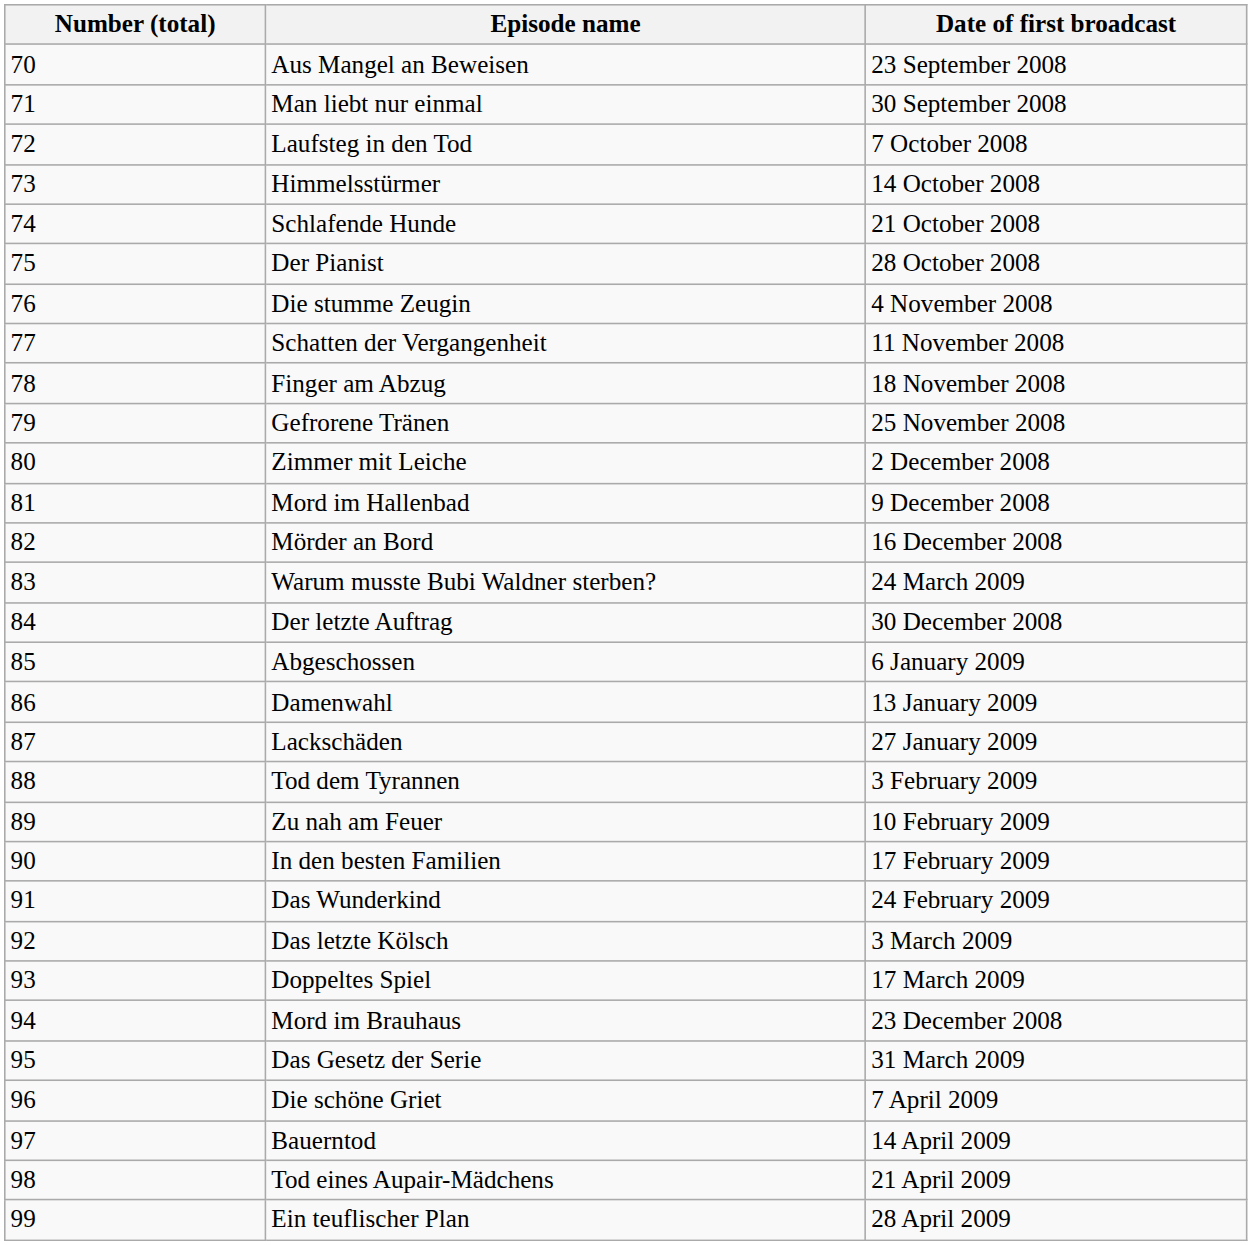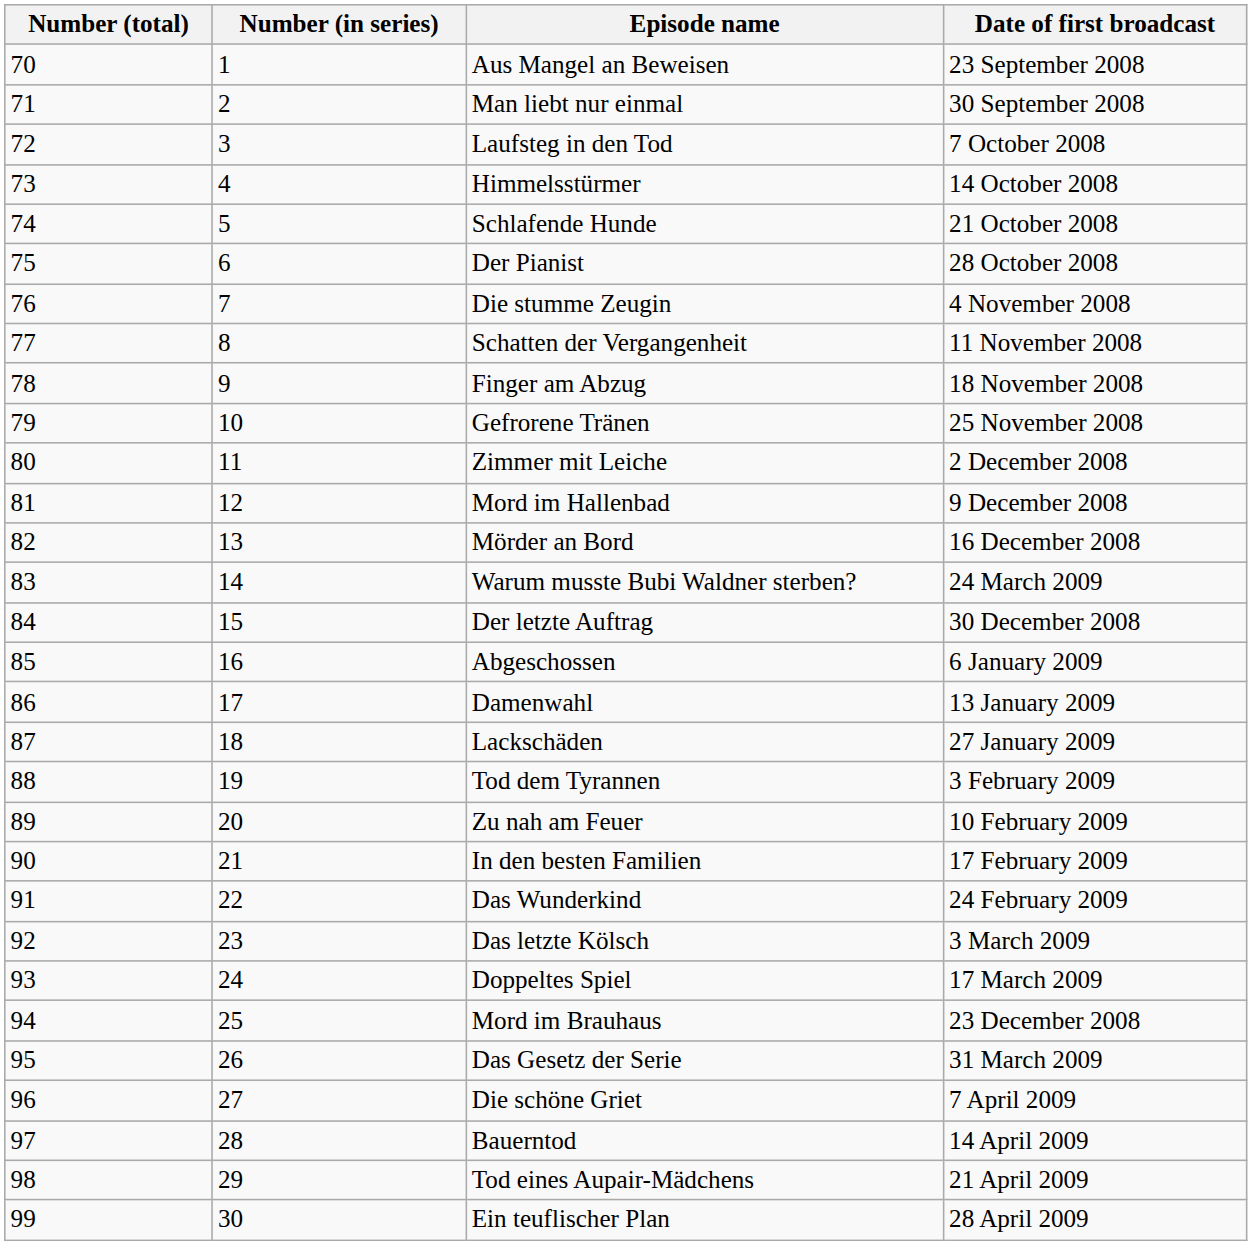+ column: (339, 24)
